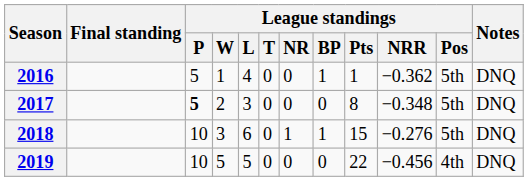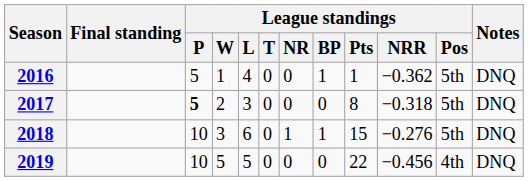(407, 104) −0.348 -> (407, 104) −0.318
